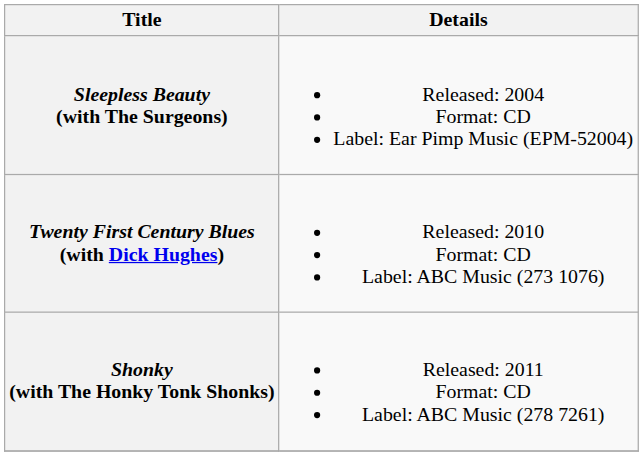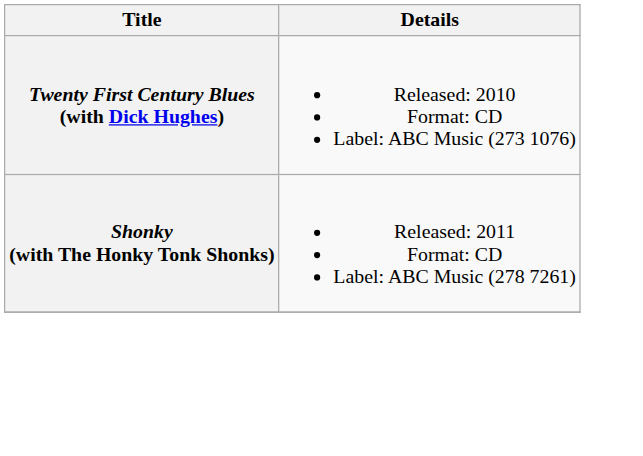- row: (142, 105)
